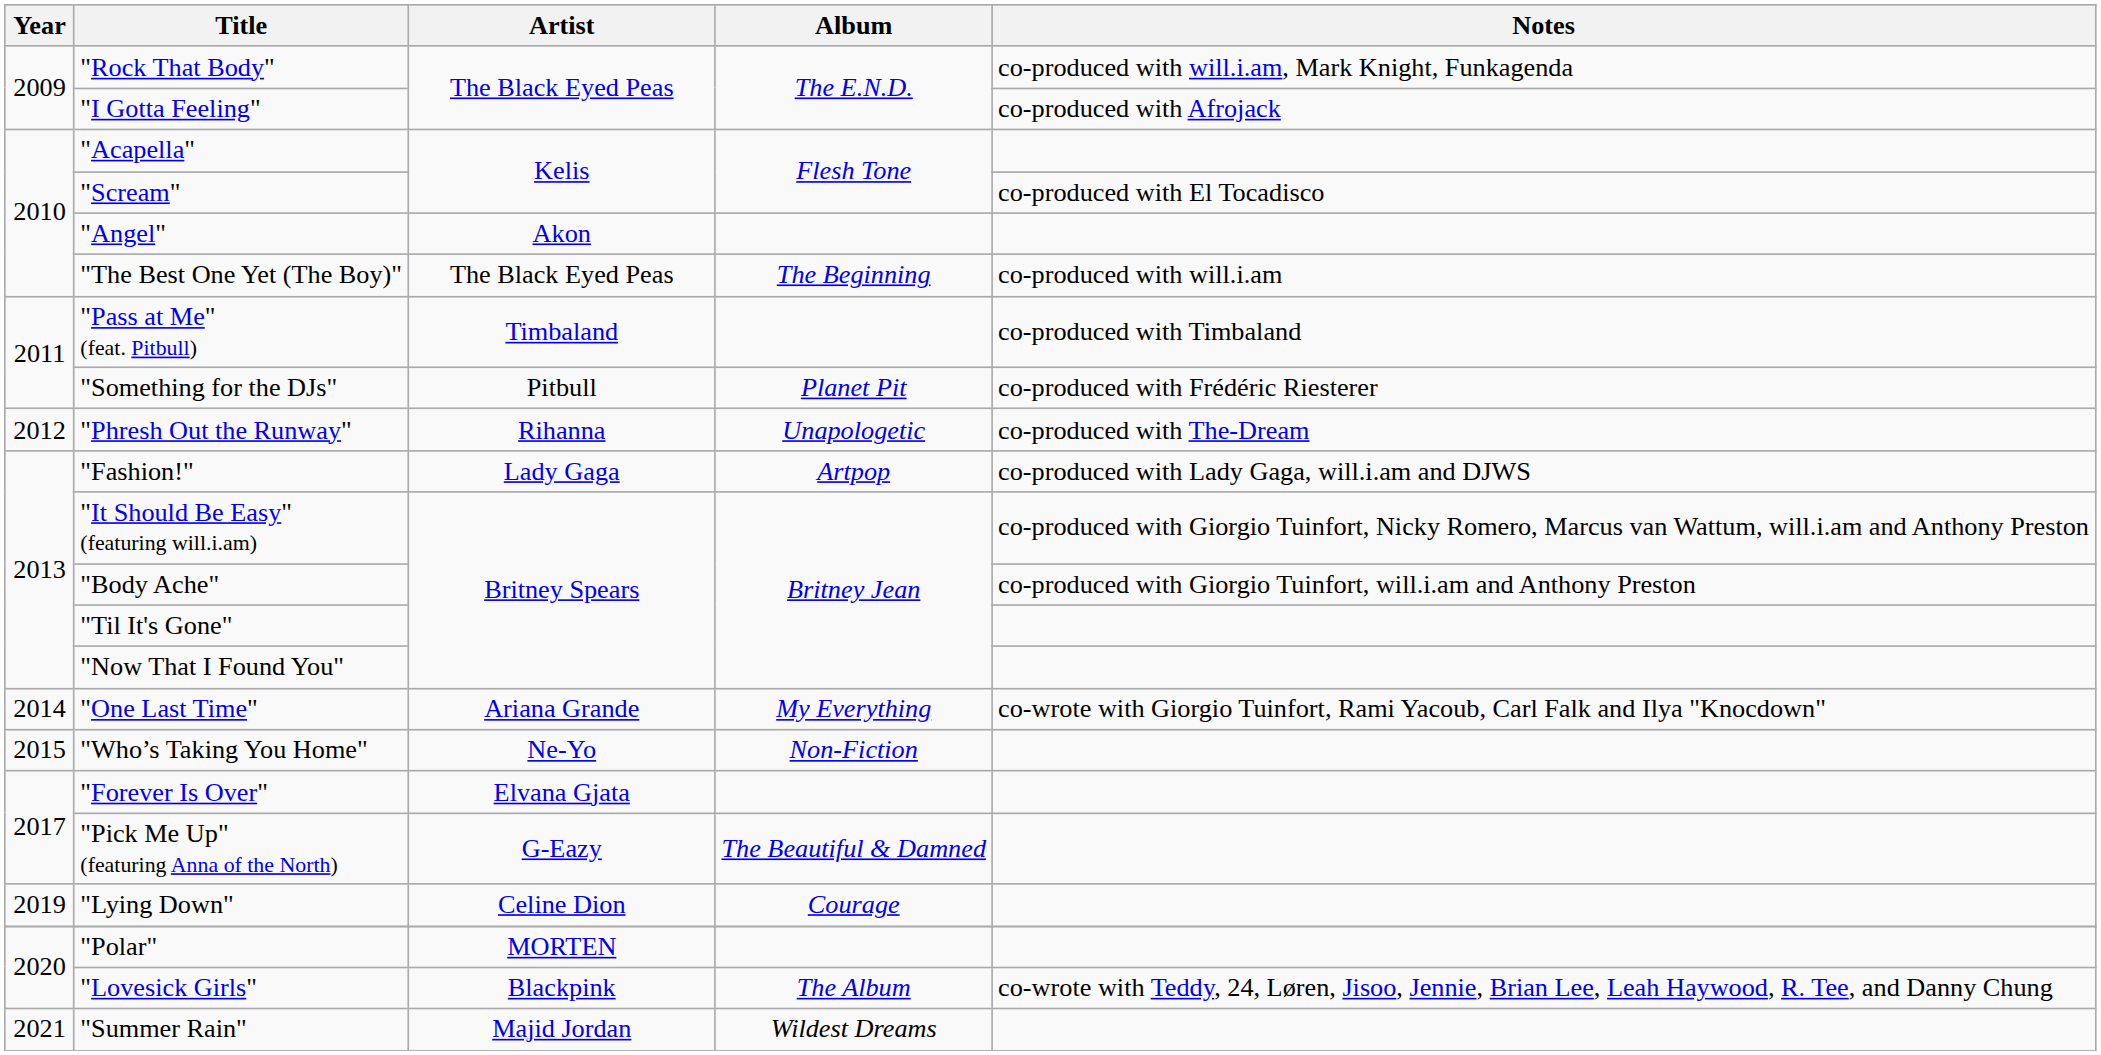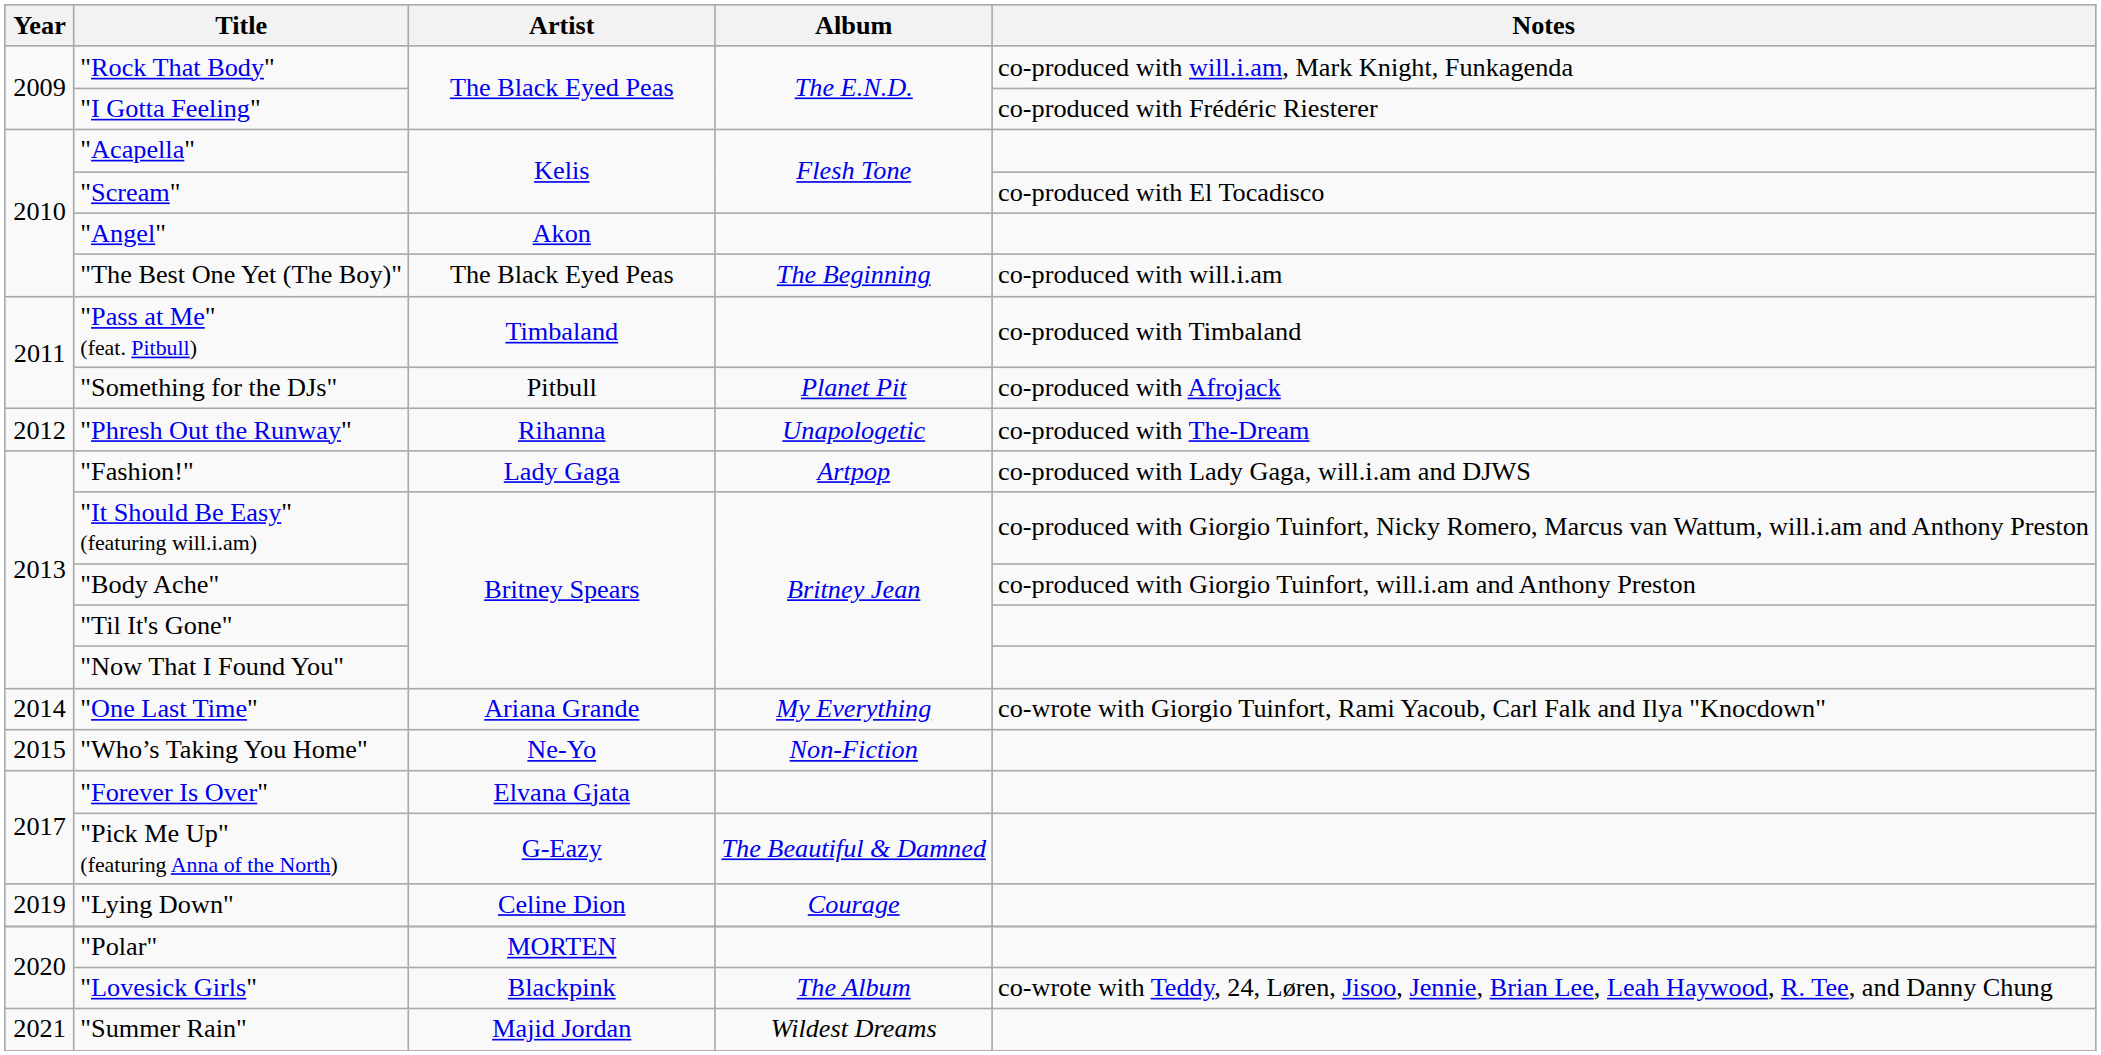(1139, 108) co-produced with Afrojack -> (1188, 108) co-produced with Frédéric Riesterer
(1188, 387) co-produced with Frédéric Riesterer -> (1139, 387) co-produced with Afrojack
